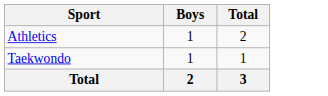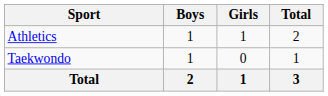+ column: (243, 15)
